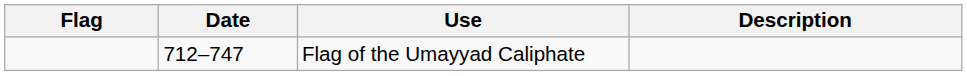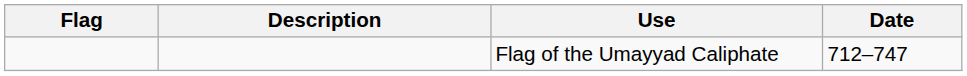columns swapped: (228, 20) <-> (795, 20)
